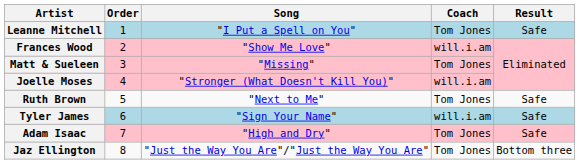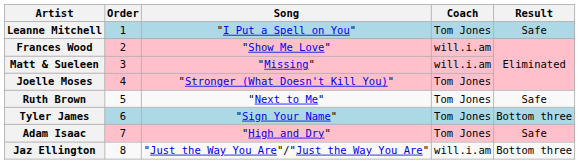(463, 64) Tom Jones -> (463, 64) will.i.am
(463, 82) will.i.am -> (463, 82) Tom Jones
(463, 116) will.i.am -> (463, 116) Tom Jones
(534, 116) Safe -> (534, 116) Bottom three
(463, 150) Tom Jones -> (463, 150) will.i.am
